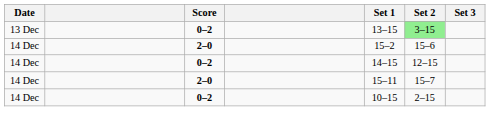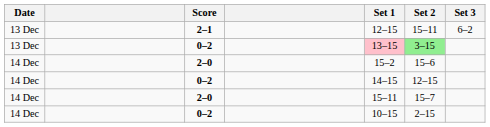+ row: (25, 30)
(384, 30) no background -> (384, 47) pink background
